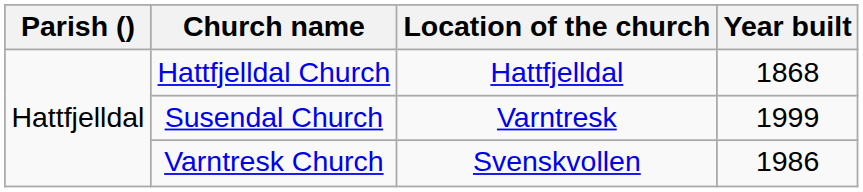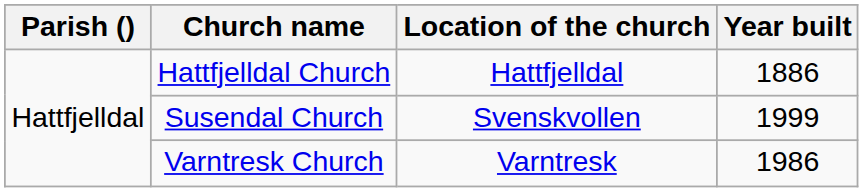(788, 72) 1868 -> (788, 72) 1886
(557, 117) Varntresk -> (557, 117) Svenskvollen
(557, 162) Svenskvollen -> (557, 162) Varntresk
